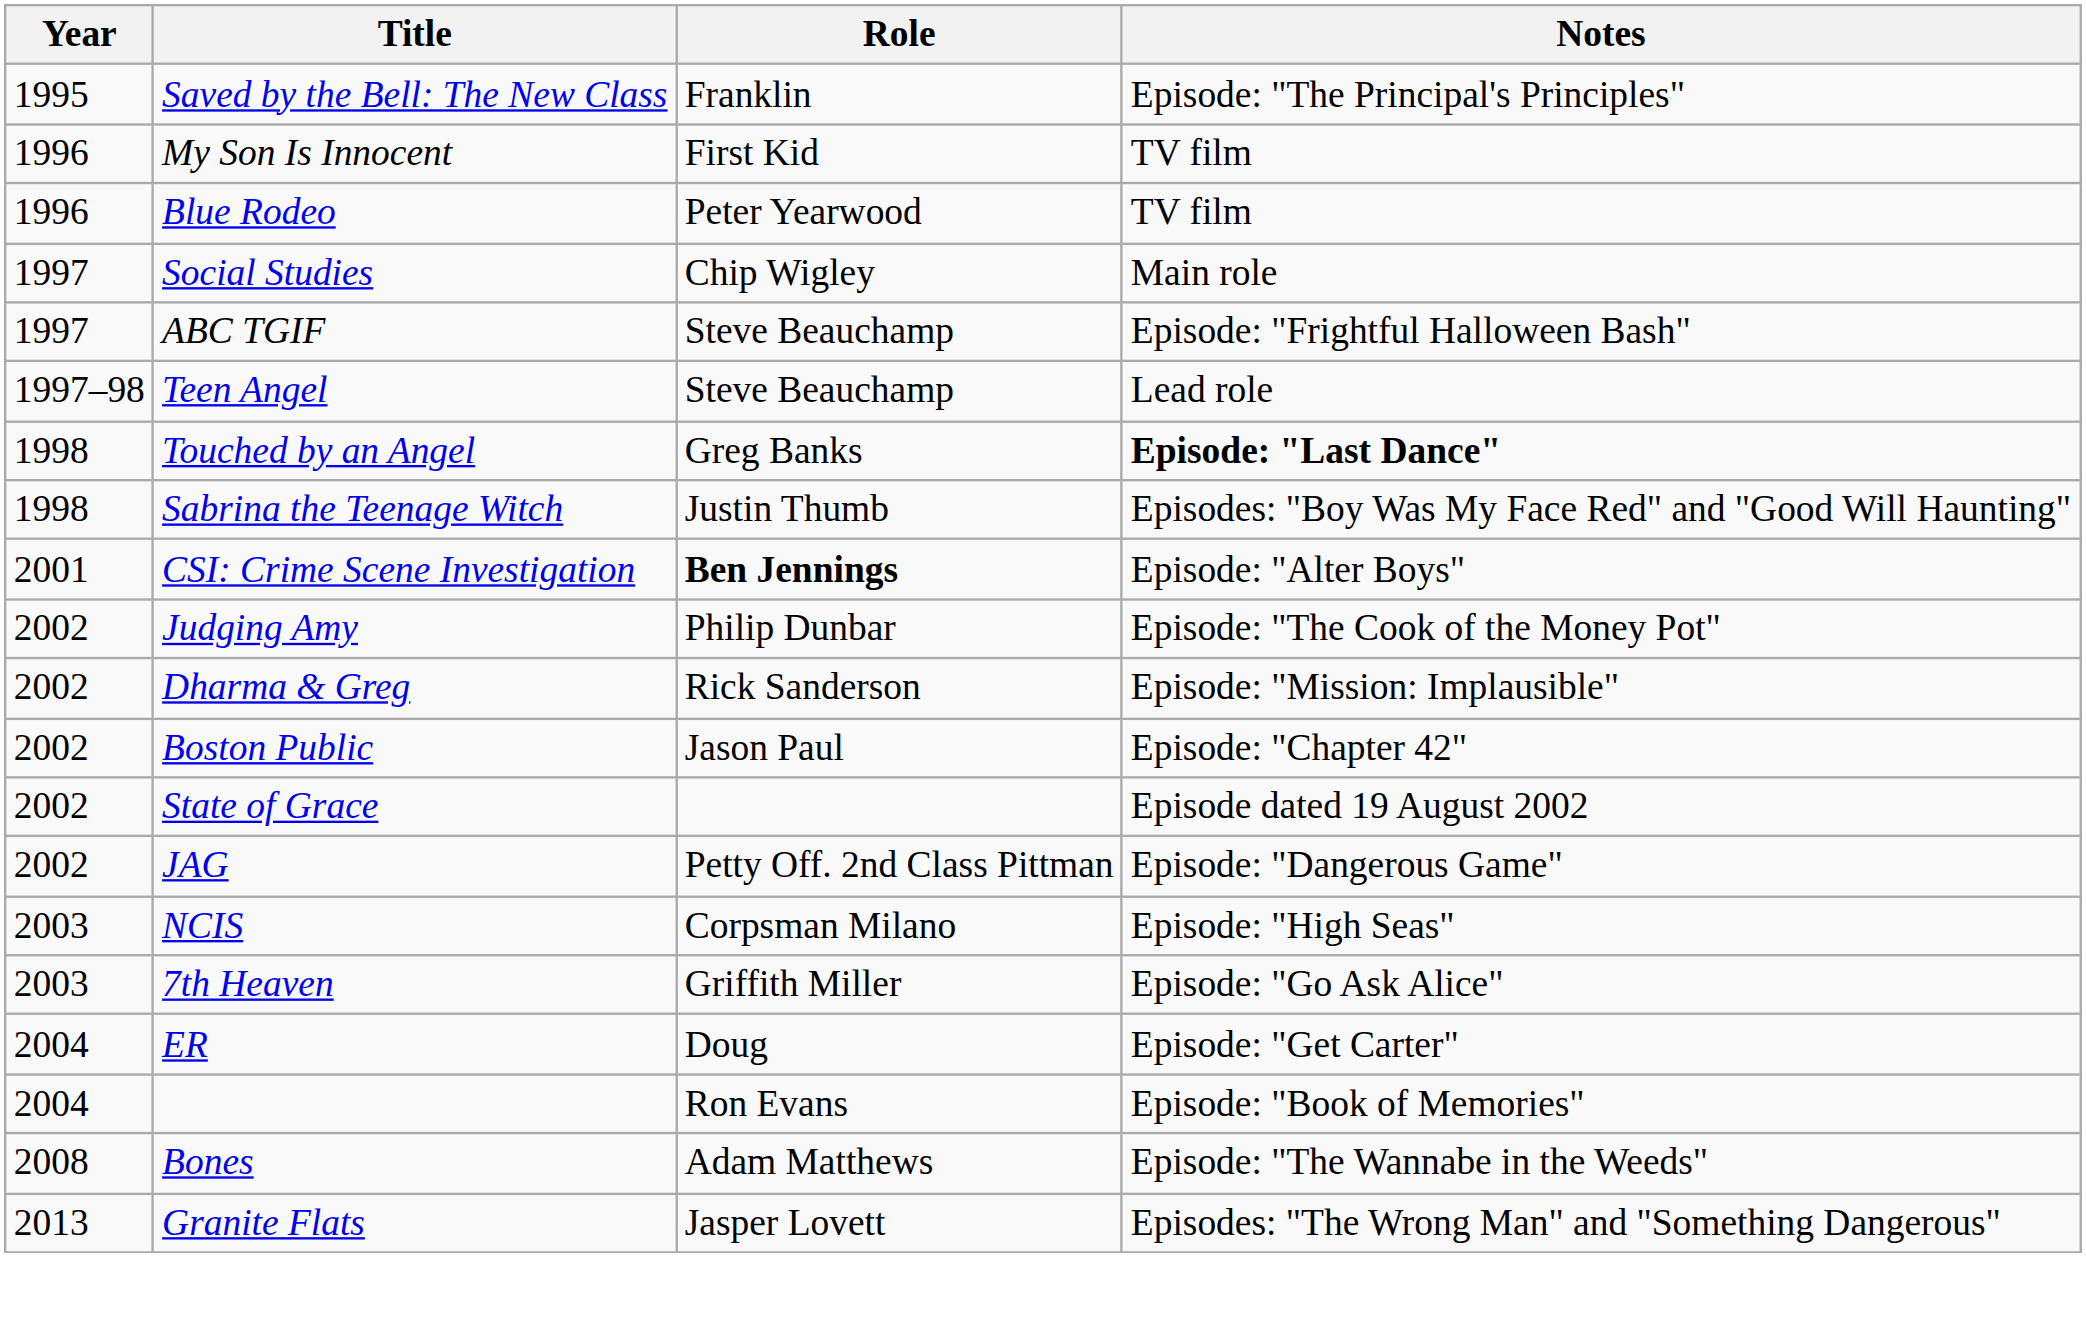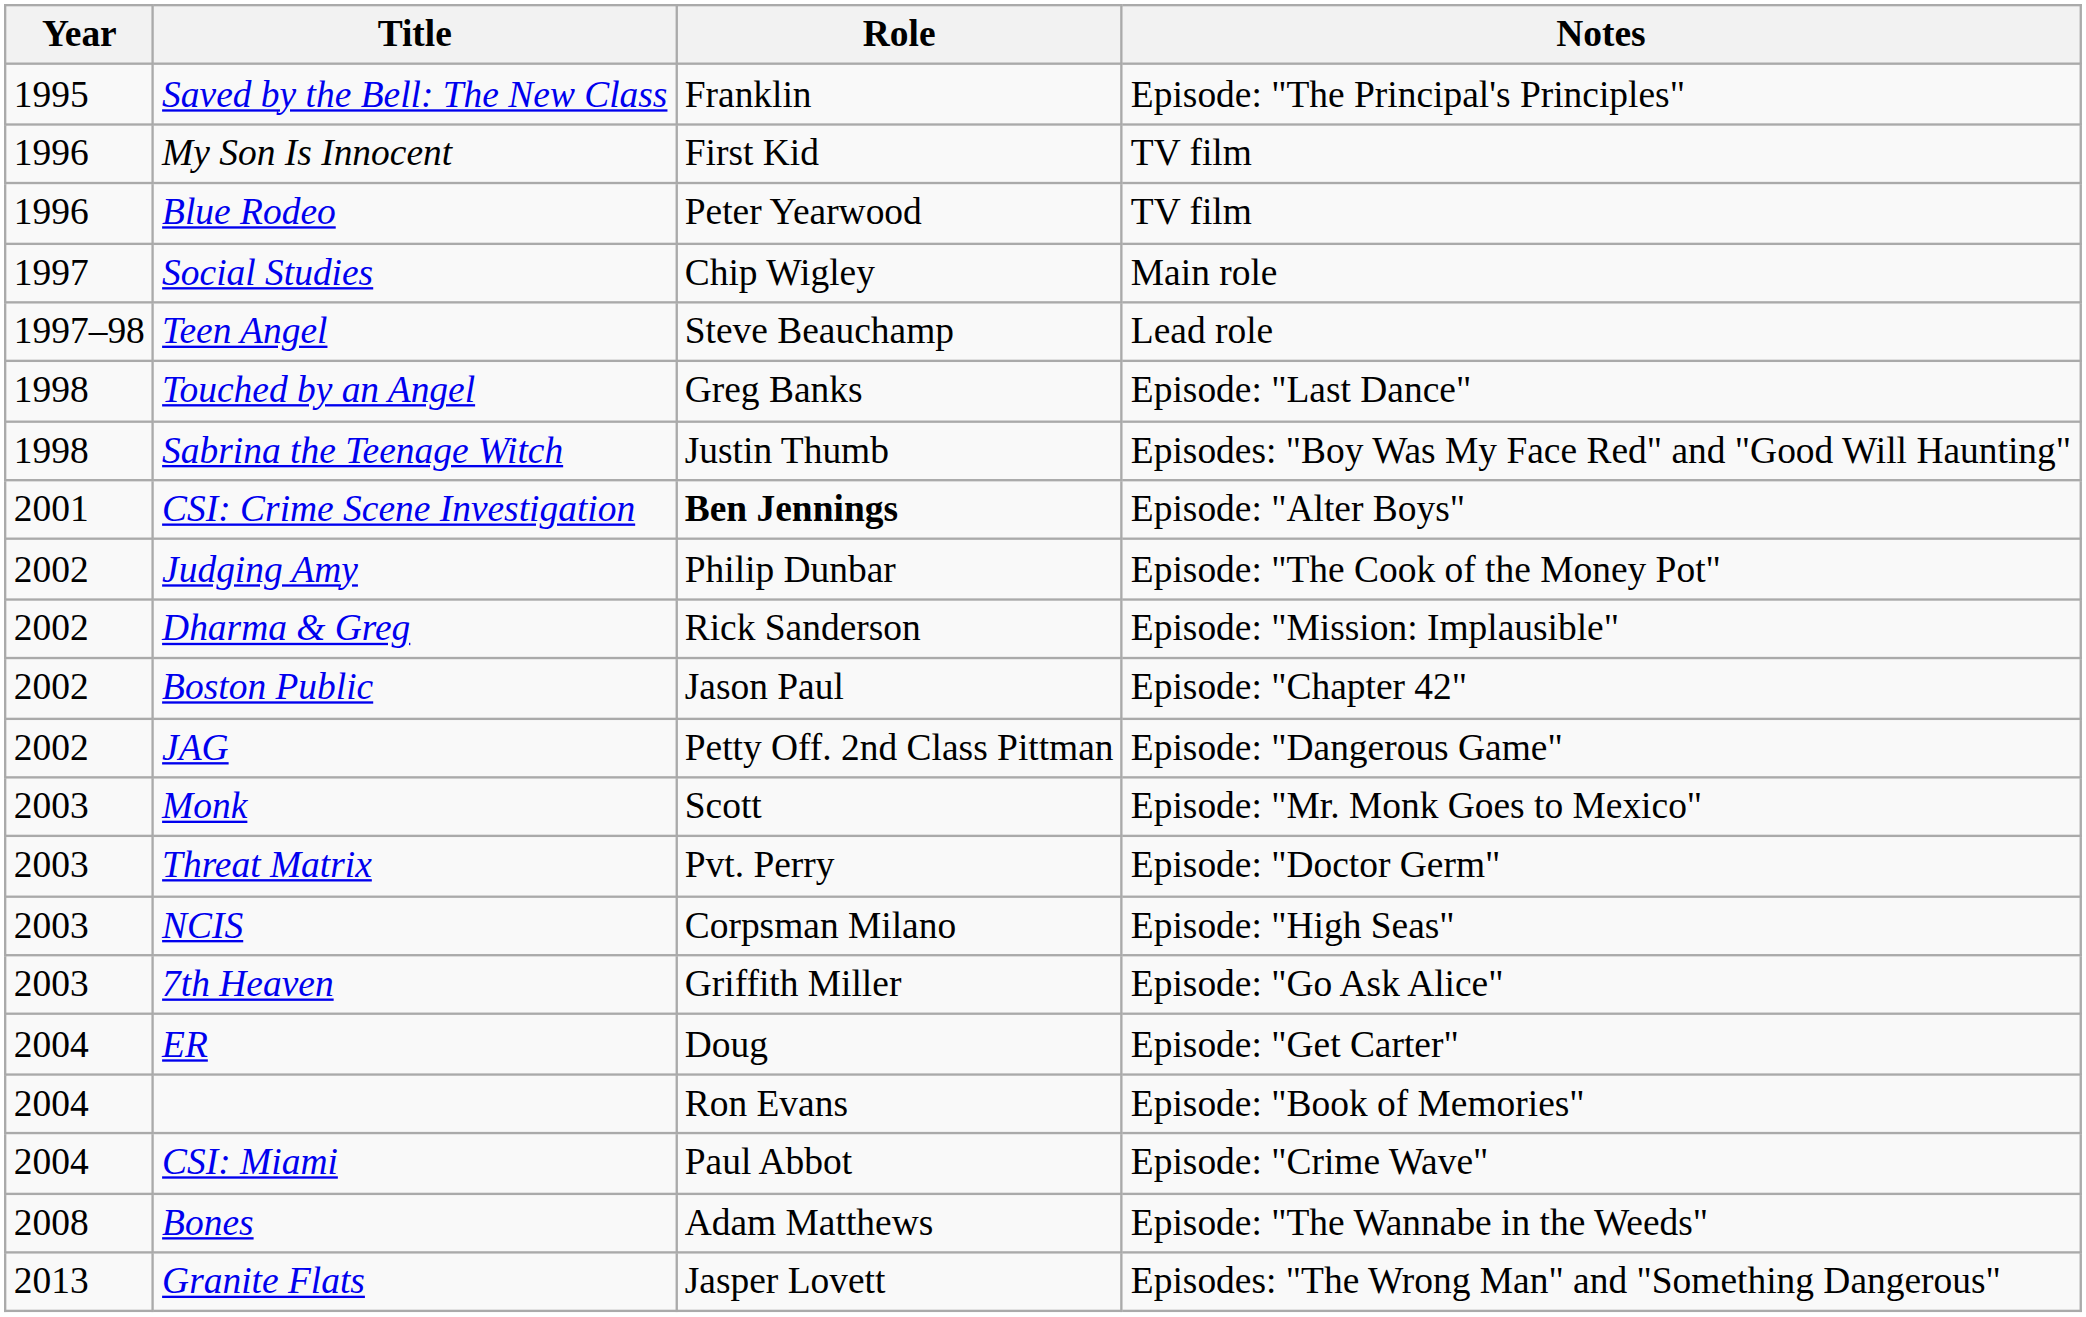- row: (244, 331)
(1316, 449) bold -> (1301, 390) normal
- row: (270, 806)
+ row: (205, 806)
+ row: (267, 865)
+ row: (250, 1162)
